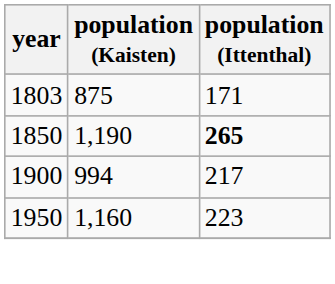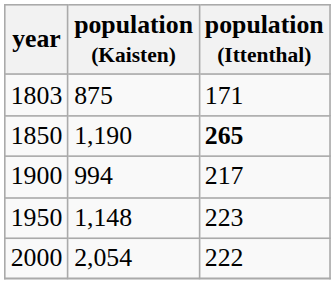(103, 217) 1,160 -> (103, 217) 1,148
+ row: (37, 258)
